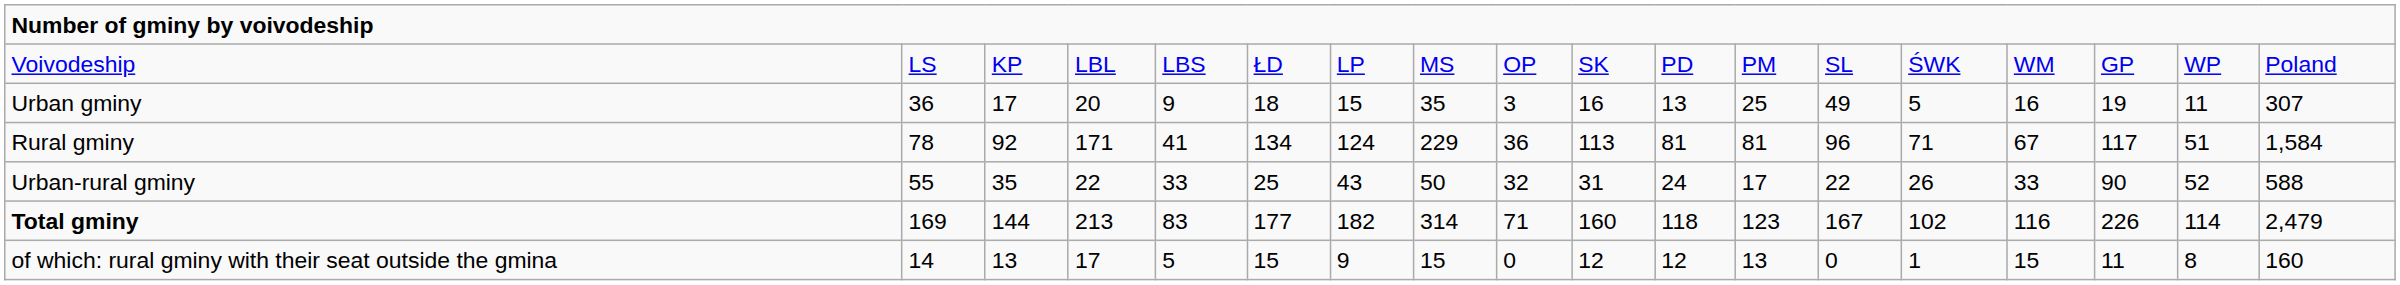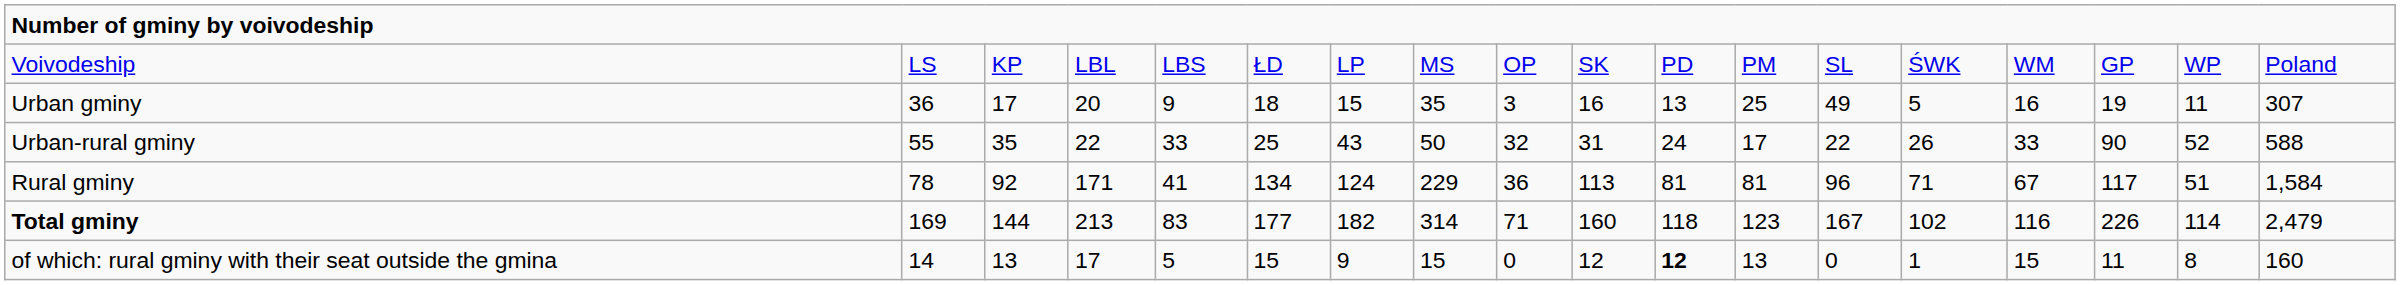rows swapped: (103, 181) <-> (73, 142)
(1674, 260) normal -> (1674, 260) bold
